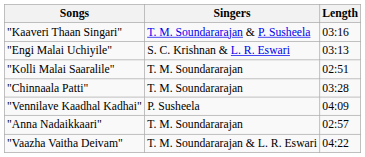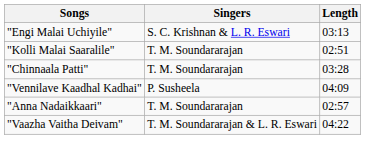- row: (65, 32)
